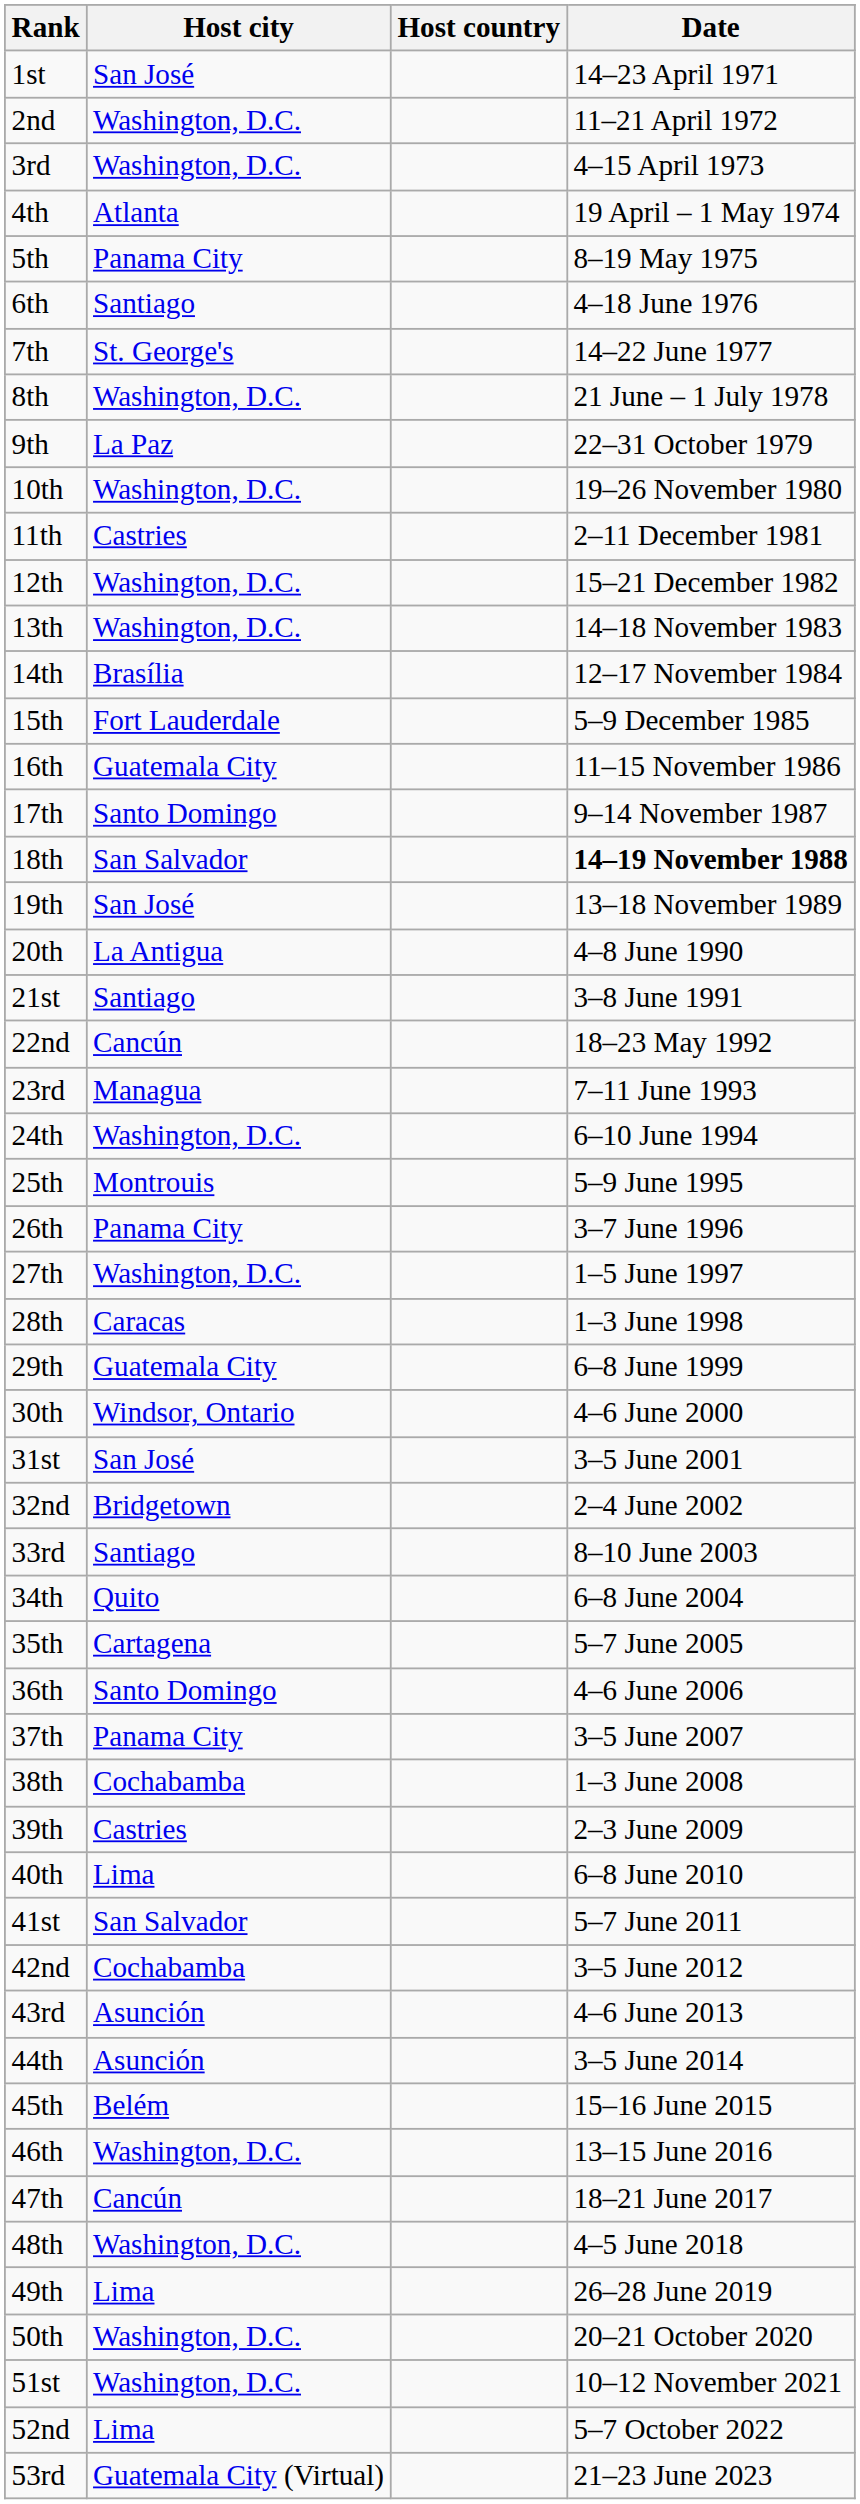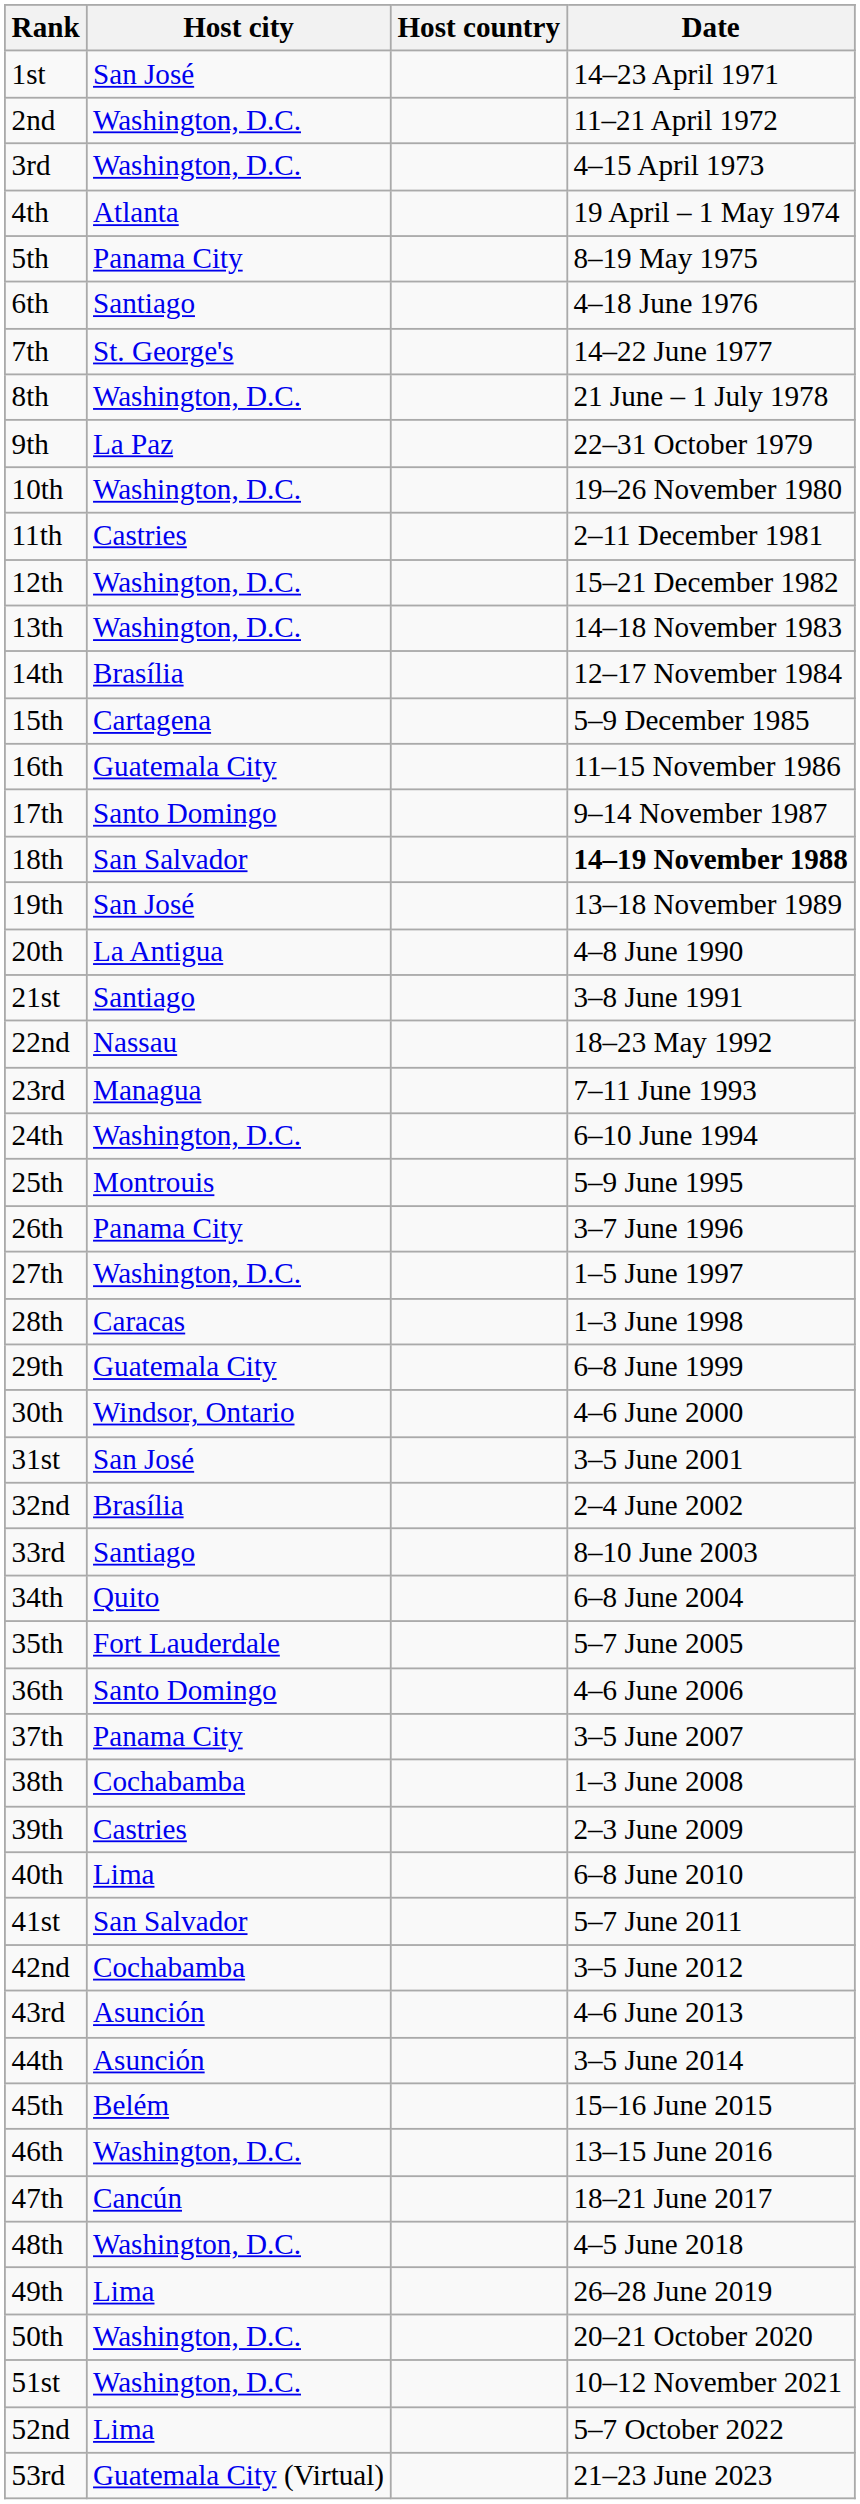(186, 720) Fort Lauderdale -> (152, 720) Cartagena
(138, 1043) Cancún -> (135, 1043) Nassau
(162, 1505) Bridgetown -> (138, 1505) Brasília
(152, 1643) Cartagena -> (186, 1643) Fort Lauderdale
